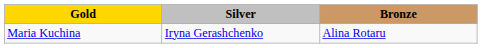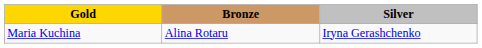columns swapped: (241, 14) <-> (398, 14)
